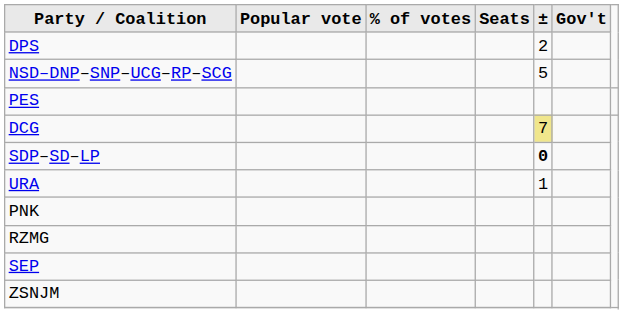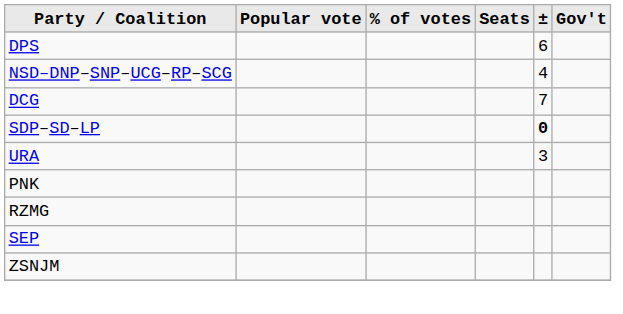(543, 46) 2 -> (543, 46) 6
(543, 74) 5 -> (543, 74) 4
- row: (24, 101)
(543, 129) khaki background -> (543, 101) no background
(543, 184) 1 -> (543, 156) 3
